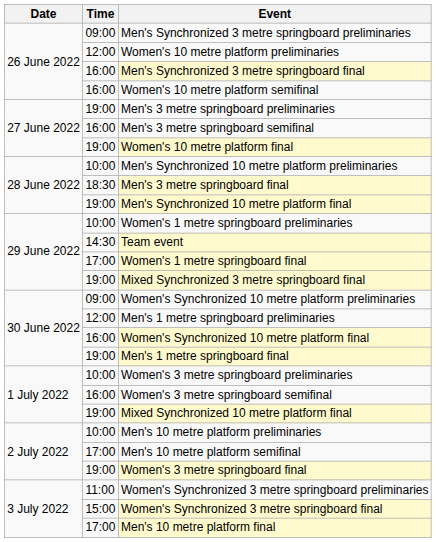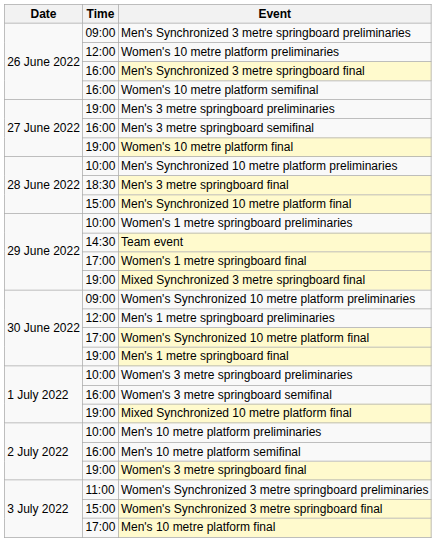(100, 204) 19:00 -> (100, 204) 15:00
(100, 337) 16:00 -> (100, 337) 17:00
(100, 451) 17:00 -> (100, 451) 16:00
